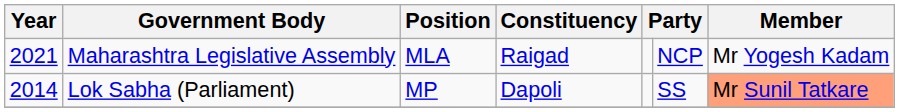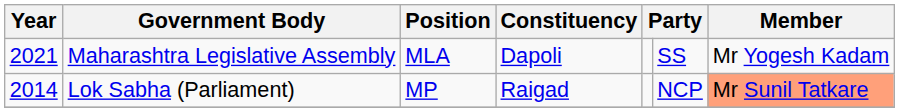(535, 55) Raigad -> (531, 55) Dapoli
(680, 55) NCP -> (672, 55) SS
(531, 90) Dapoli -> (535, 90) Raigad
(672, 90) SS -> (680, 90) NCP
